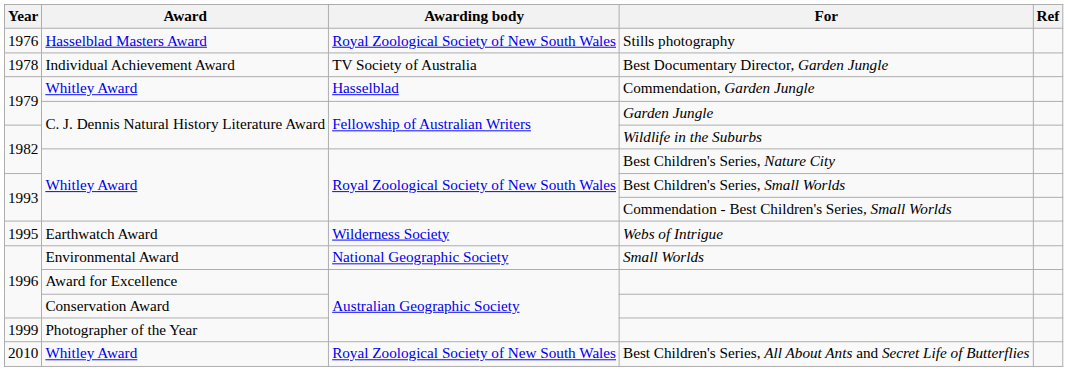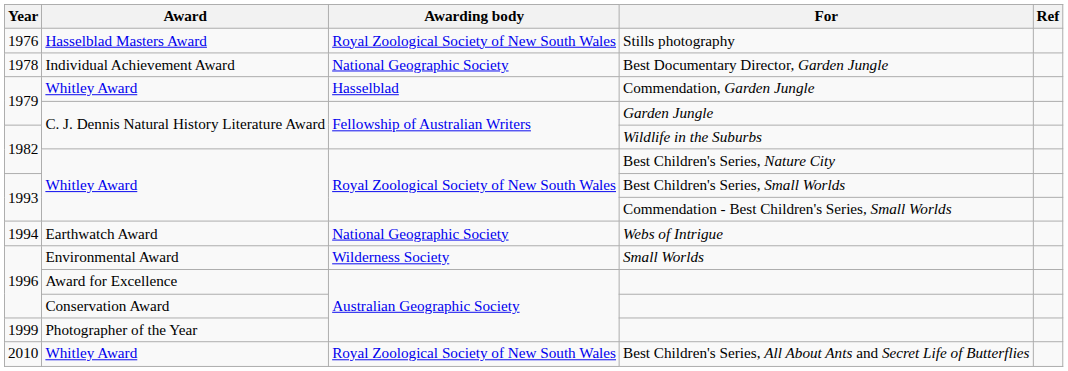(404, 64) TV Society of Australia -> (420, 64) National Geographic Society
(23, 233) 1995 -> (23, 233) 1994
(391, 233) Wilderness Society -> (420, 233) National Geographic Society
(420, 257) National Geographic Society -> (391, 257) Wilderness Society
